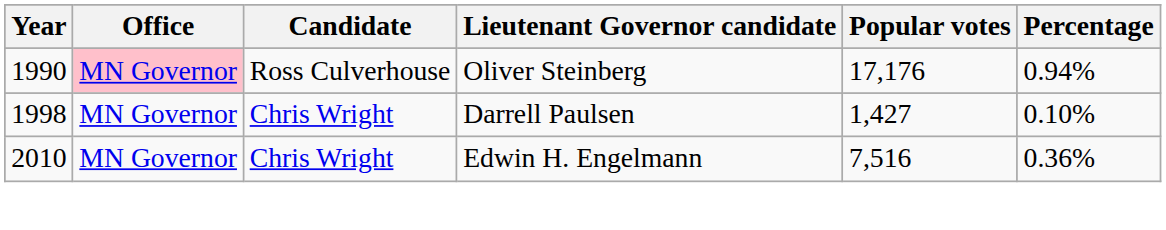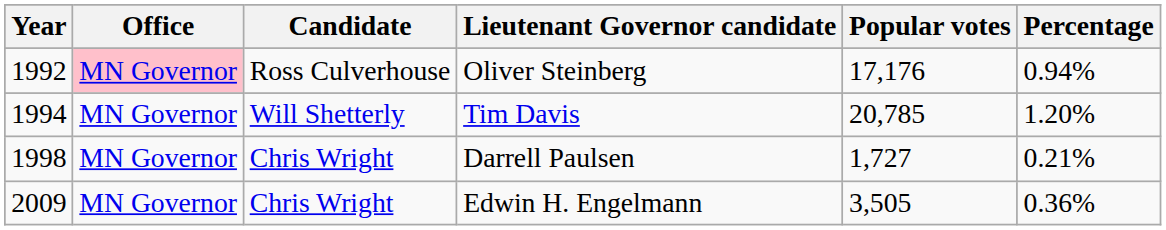(39, 70) 1990 -> (39, 70) 1992
+ row: (521, 114)
(880, 114) 1,427 -> (880, 158) 1,727
(1059, 114) 0.10% -> (1059, 158) 0.21%
(39, 158) 2010 -> (39, 202) 2009
(880, 158) 7,516 -> (880, 202) 3,505
